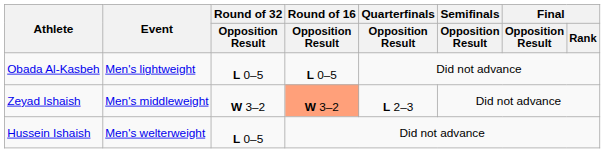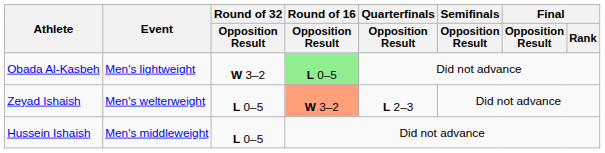(248, 76) L 0–5 -> (248, 76) W 3–2
(322, 76) no background -> (322, 76) lightgreen background
(157, 101) Men's middleweight -> (155, 101) Men's welterweight
(248, 108) W 3–2 -> (248, 108) L 0–5
(155, 133) Men's welterweight -> (157, 133) Men's middleweight
